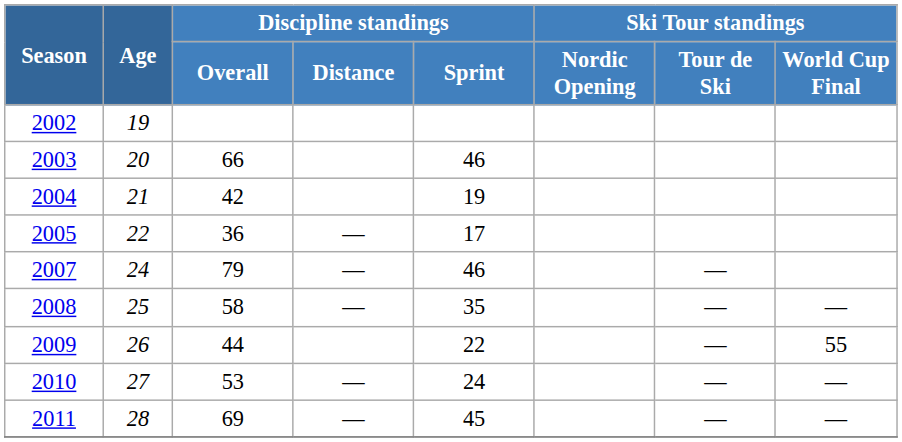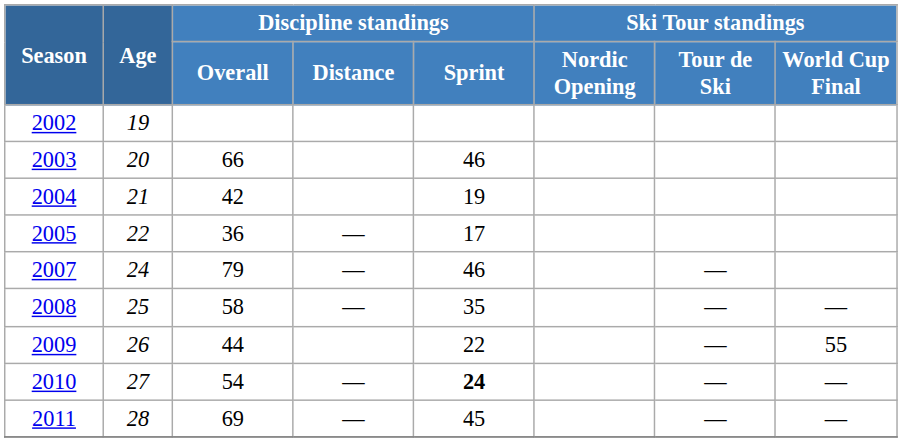(233, 381) 53 -> (233, 381) 54
(474, 381) normal -> (474, 381) bold
